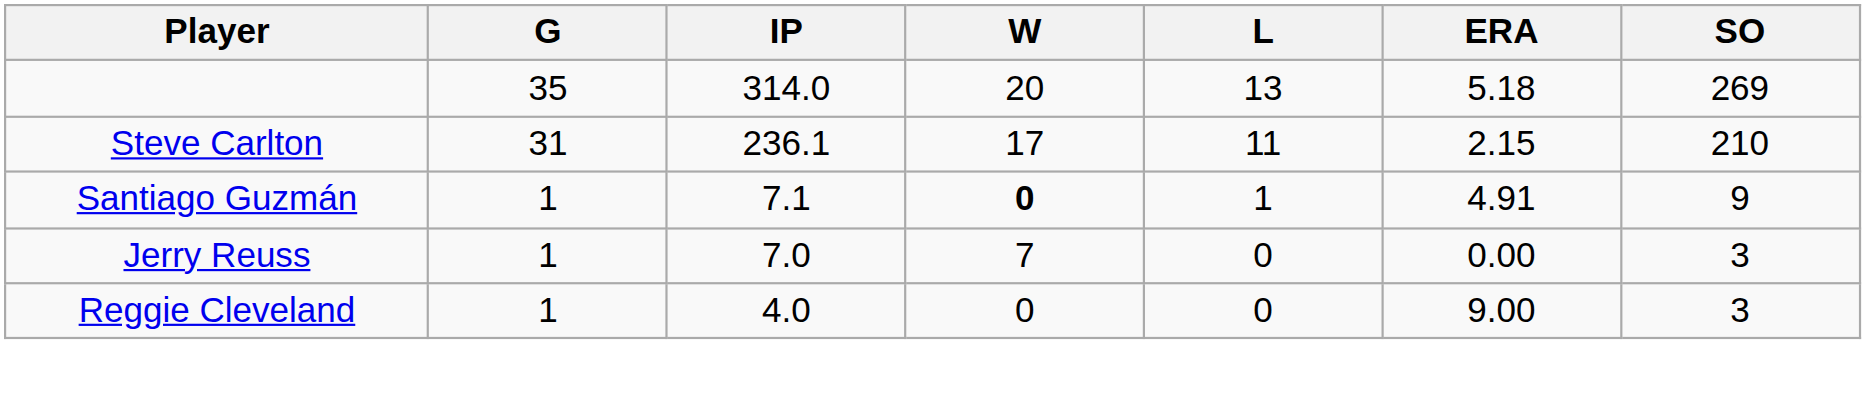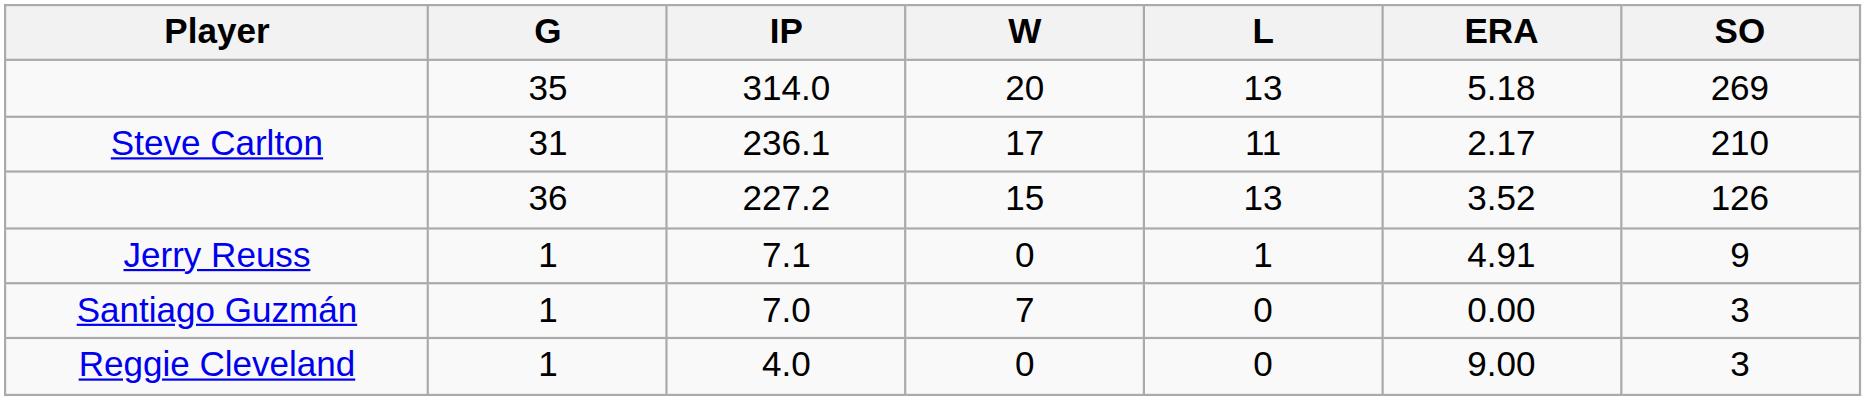(1501, 143) 2.15 -> (1501, 143) 2.17
+ row: (786, 198)
(217, 198) Santiago Guzmán -> (217, 254) Jerry Reuss
(1025, 198) bold -> (1025, 254) normal
(217, 254) Jerry Reuss -> (217, 310) Santiago Guzmán
